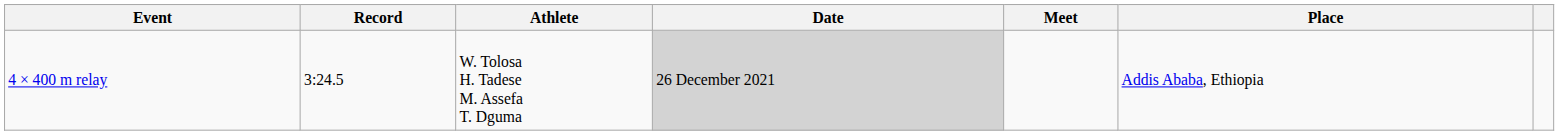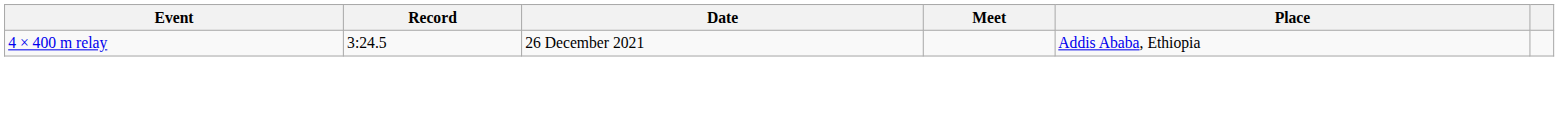- column: (554, 17)
(716, 80) lightgrey background -> (585, 43) no background
